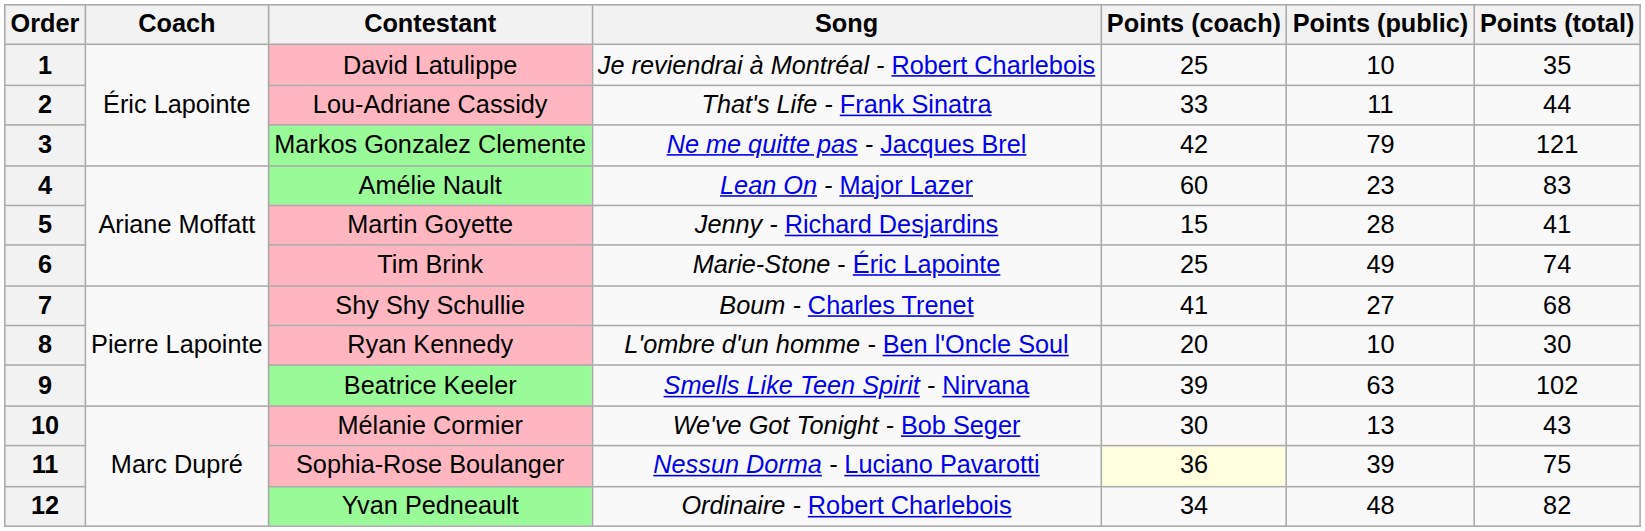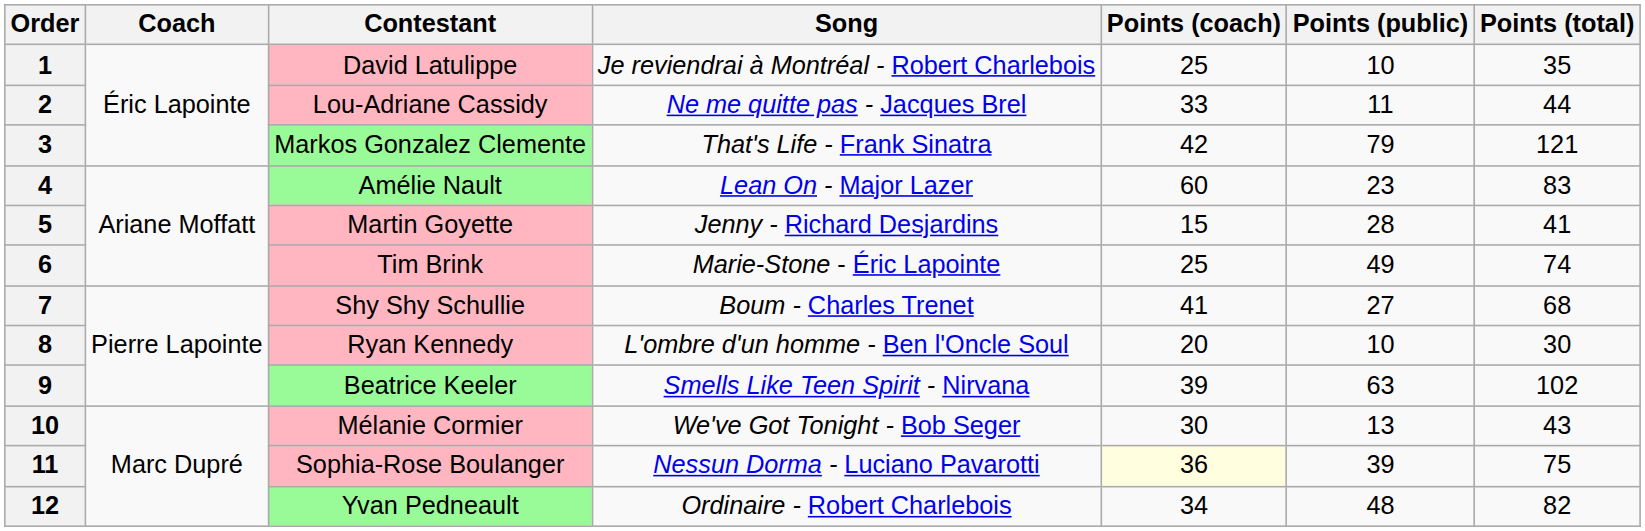(847, 104) That's Life - Frank Sinatra -> (847, 104) Ne me quitte pas - Jacques Brel
(847, 144) Ne me quitte pas - Jacques Brel -> (847, 144) That's Life - Frank Sinatra
